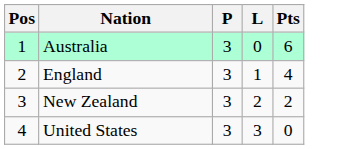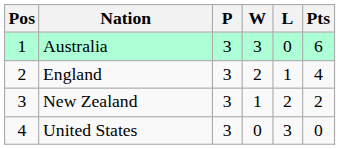+ column: (257, 18)
